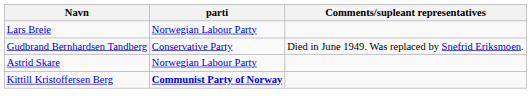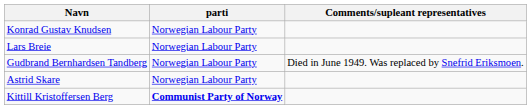+ row: (59, 29)
(192, 46) Conservative Party -> (204, 63) Norwegian Labour Party
